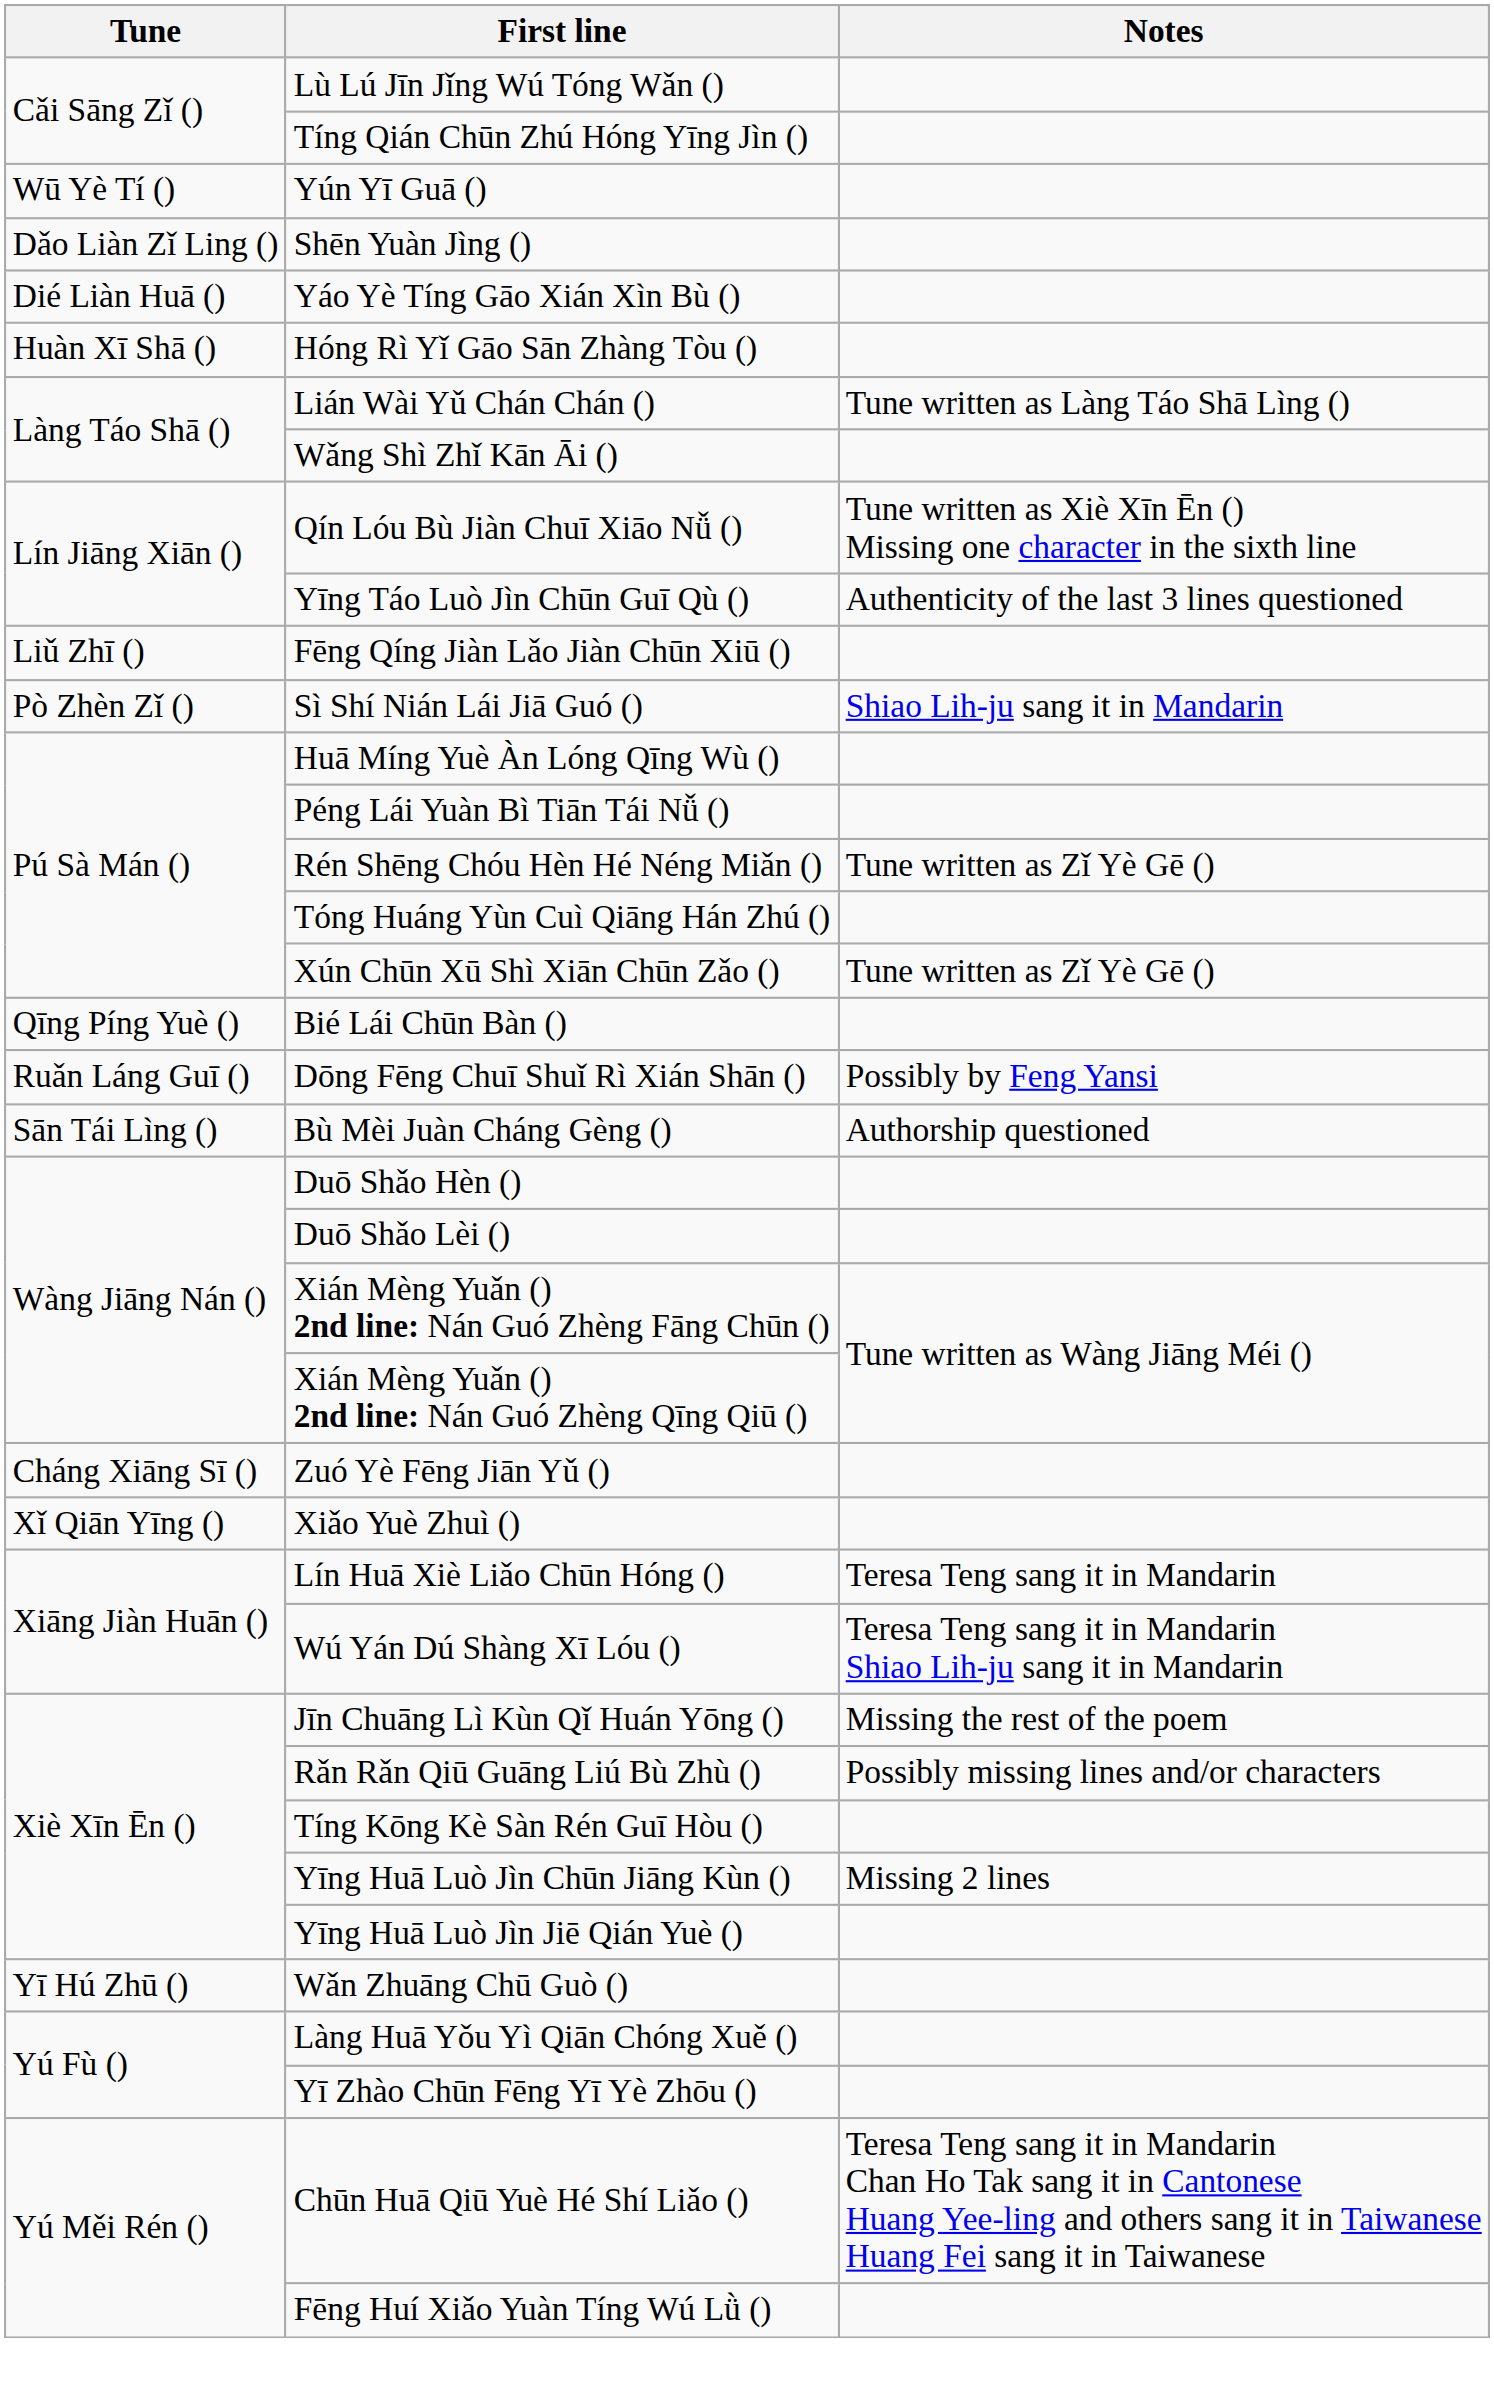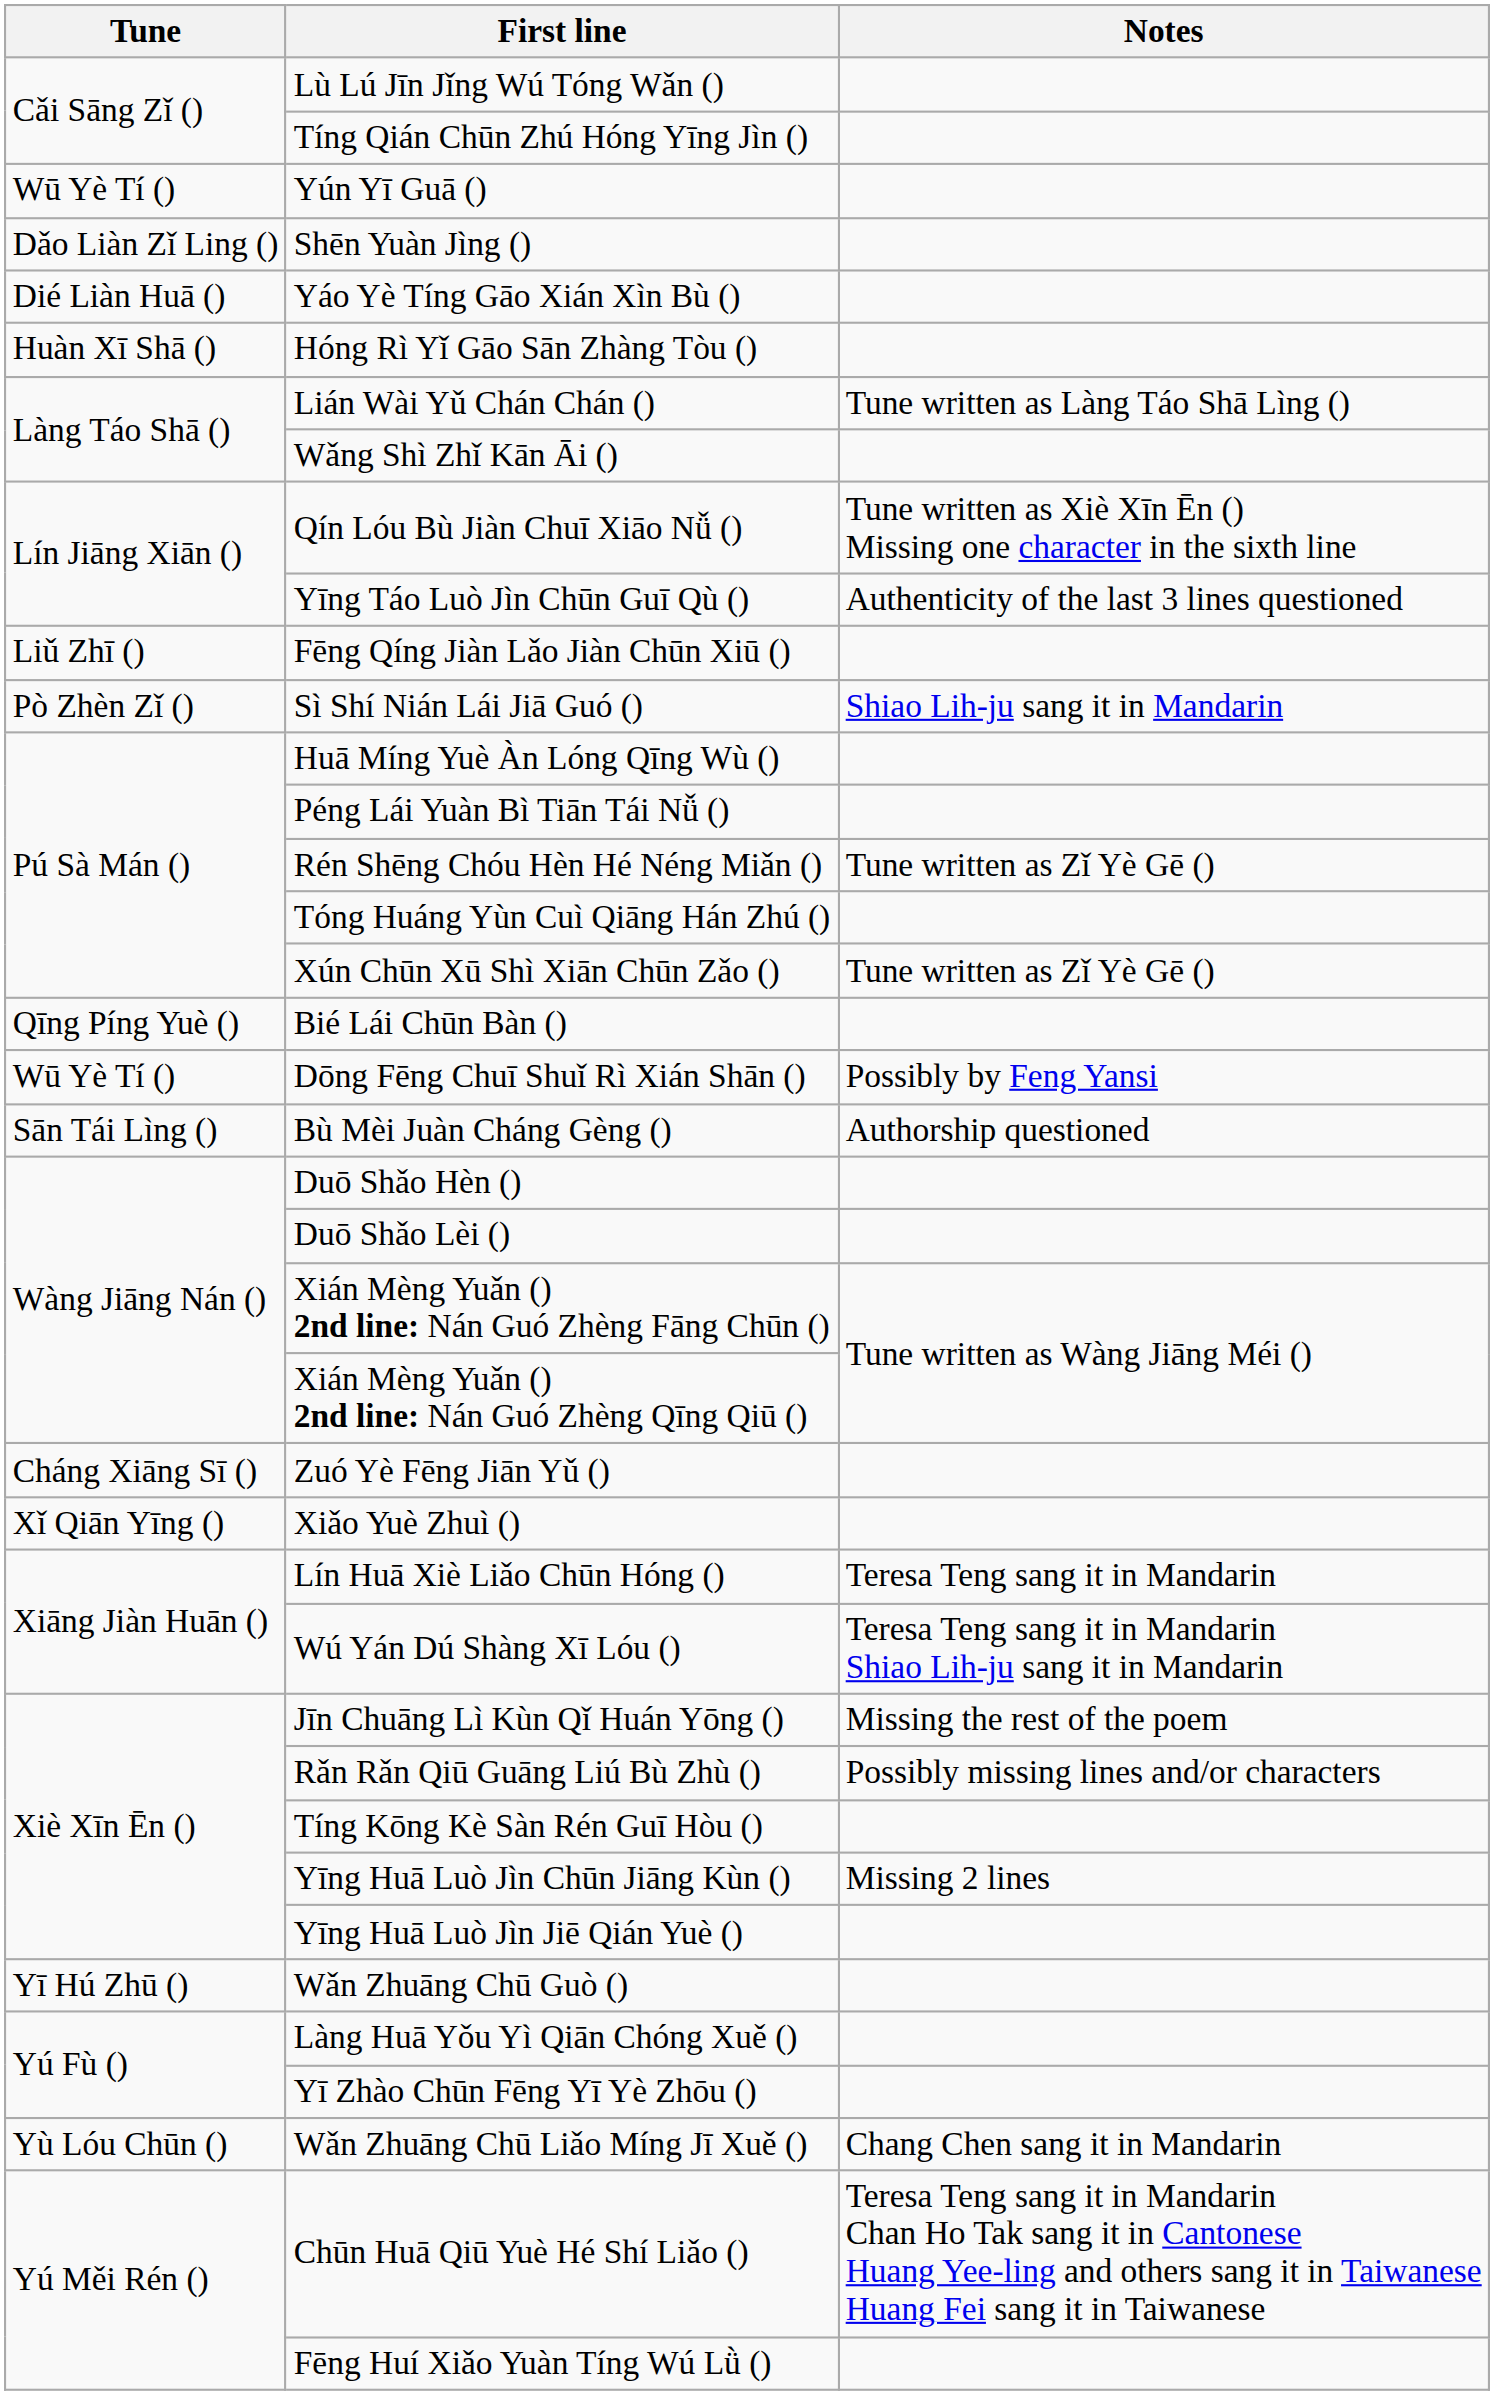(131, 1076) Ruǎn Láng Guī () -> (94, 1076) Wū Yè Tí ()
+ row: (551, 2143)
